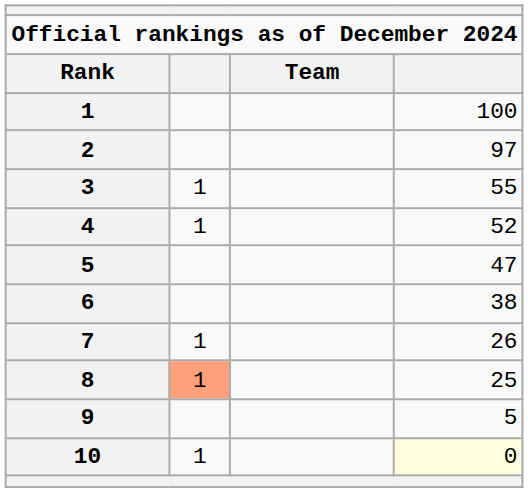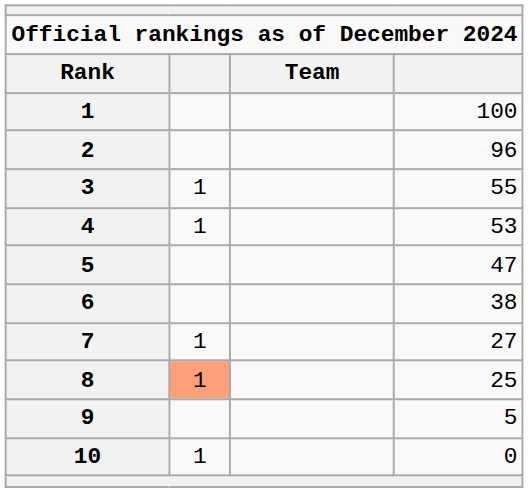(504, 150) 97 -> (504, 150) 96
(504, 227) 52 -> (504, 227) 53
(504, 342) 26 -> (504, 342) 27
(511, 457) lightyellow background -> (511, 457) no background
